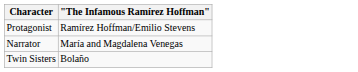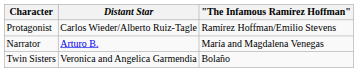+ column: (129, 12)
